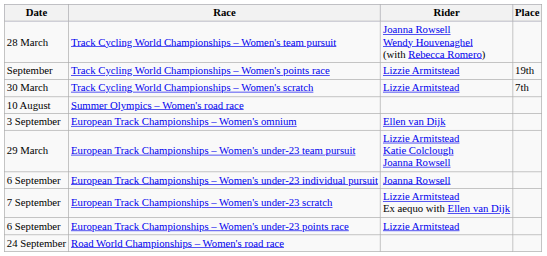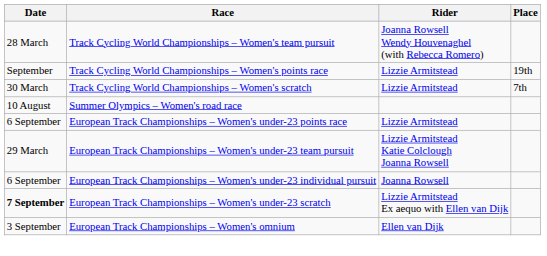rows swapped: (184, 122) <-> (210, 226)
(34, 203) normal -> (36, 203) bold
- row: (177, 243)
